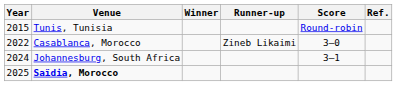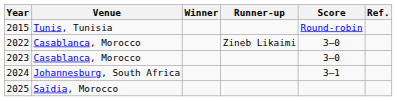+ row: (18, 58)
(76, 73) bold -> (76, 88) normal
